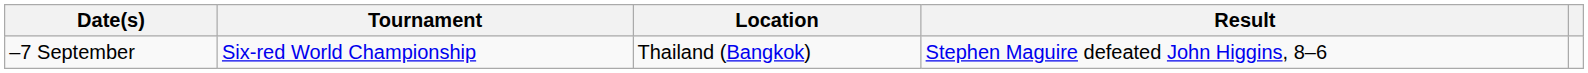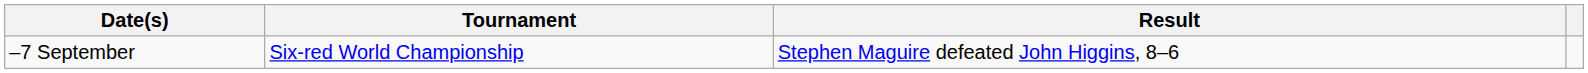- column: (777, 20)
